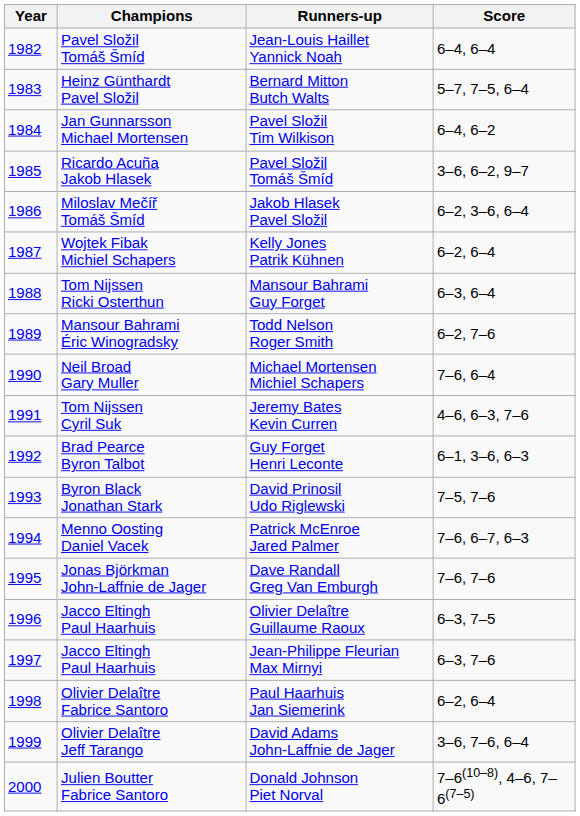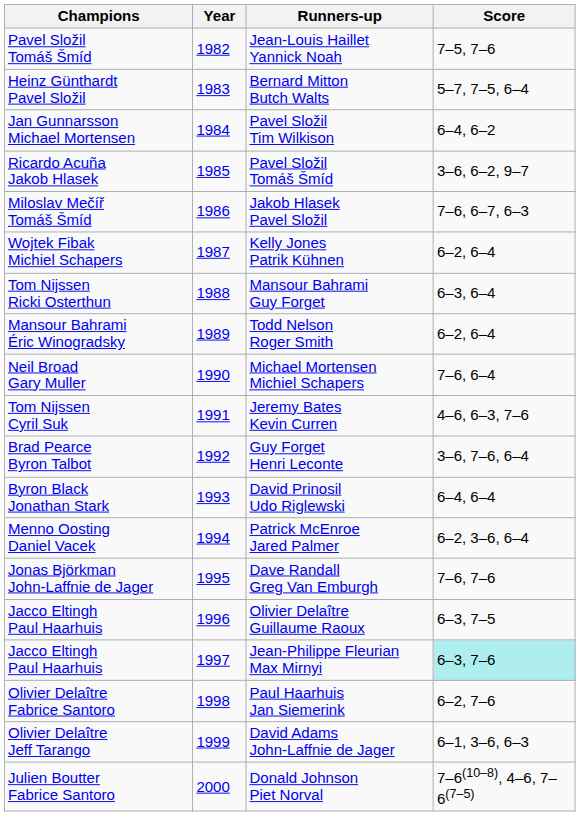columns swapped: (31, 16) <-> (152, 16)
(466, 48) 6–4, 6–4 -> (466, 48) 7–5, 7–6
(483, 211) 6–2, 3–6, 6–4 -> (483, 211) 7–6, 6–7, 6–3
(466, 334) 6–2, 7–6 -> (466, 334) 6–2, 6–4
(483, 456) 6–1, 3–6, 6–3 -> (483, 456) 3–6, 7–6, 6–4
(466, 497) 7–5, 7–6 -> (466, 497) 6–4, 6–4
(483, 538) 7–6, 6–7, 6–3 -> (483, 538) 6–2, 3–6, 6–4
(466, 660) no background -> (466, 660) paleturquoise background
(466, 701) 6–2, 6–4 -> (466, 701) 6–2, 7–6
(483, 741) 3–6, 7–6, 6–4 -> (483, 741) 6–1, 3–6, 6–3
